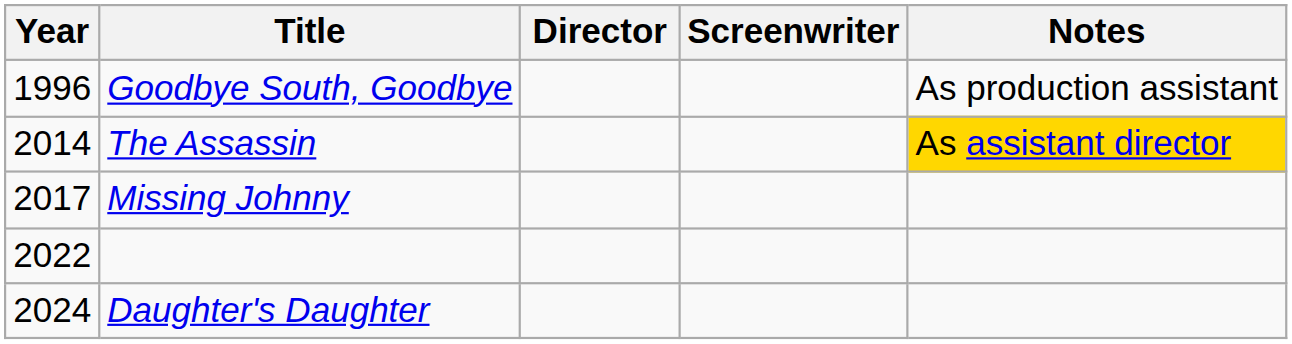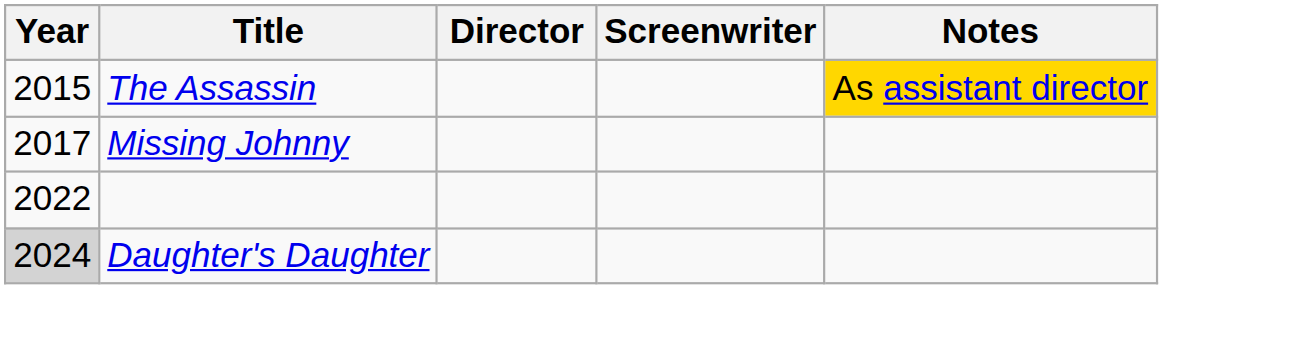- row: (310, 87)
(52, 143) 2014 -> (52, 87) 2015
(52, 310) no background -> (52, 254) lightgrey background
